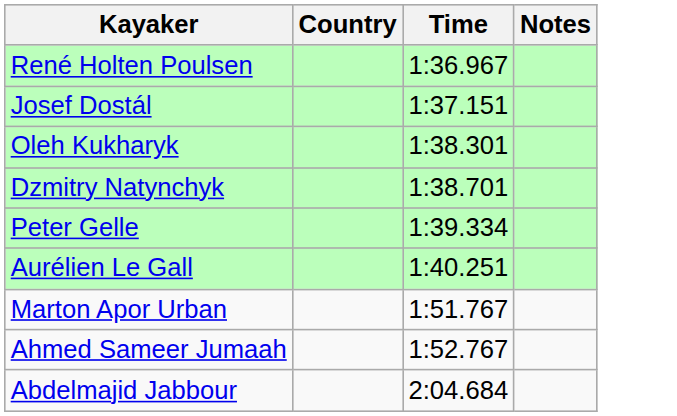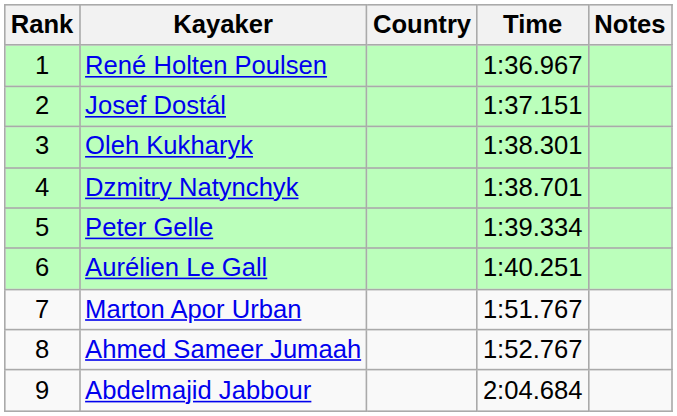+ column: (42, 24)
